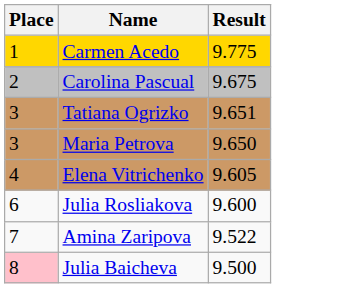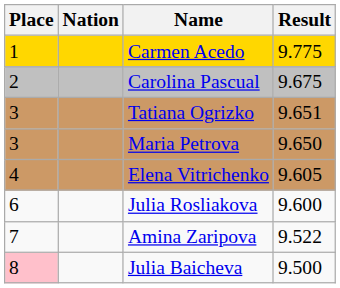+ column: (91, 19)
